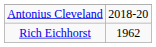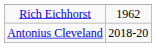rows swapped: (55, 14) <-> (55, 33)
